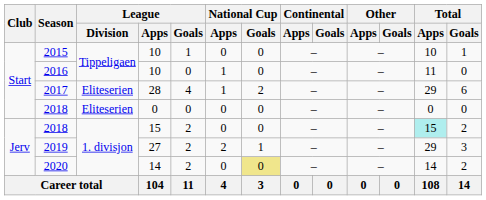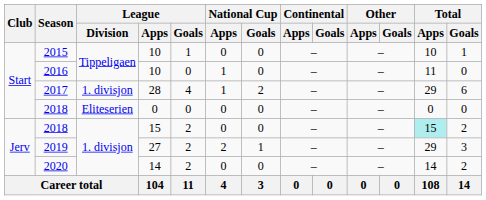(107, 90) Eliteserien -> (107, 90) 1. divisjon
(261, 166) khaki background -> (261, 166) no background
